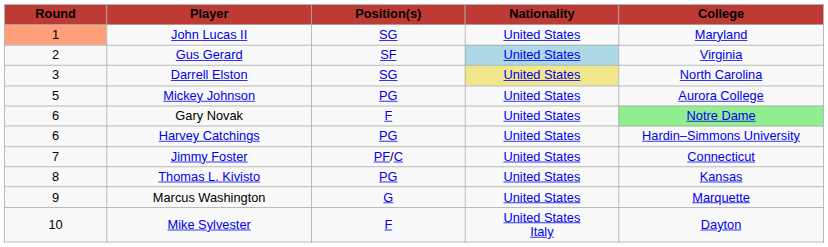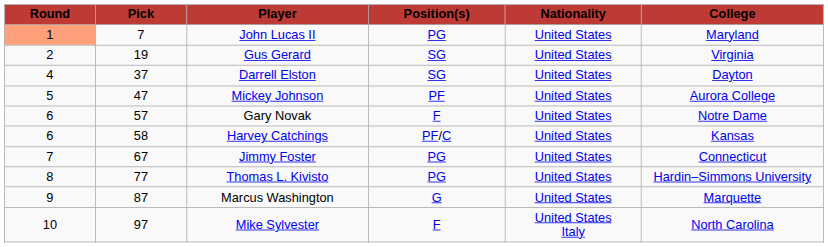+ column: (141, 14)
(388, 34) SG -> (437, 34) PG
(388, 55) SF -> (437, 55) SG
(542, 55) lightblue background -> (573, 55) no background
(56, 75) 3 -> (50, 75) 4
(542, 75) khaki background -> (573, 75) no background
(721, 75) North Carolina -> (732, 75) Dayton
(388, 95) PG -> (437, 95) PF
(721, 116) lightgreen background -> (732, 116) no background
(388, 136) PG -> (437, 136) PF/C
(721, 136) Hardin–Simmons University -> (732, 136) Kansas
(388, 156) PF/C -> (437, 156) PG
(721, 177) Kansas -> (732, 177) Hardin–Simmons University
(721, 224) Dayton -> (732, 224) North Carolina
